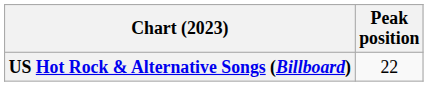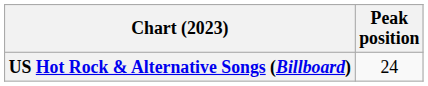(389, 66) 22 -> (389, 66) 24
